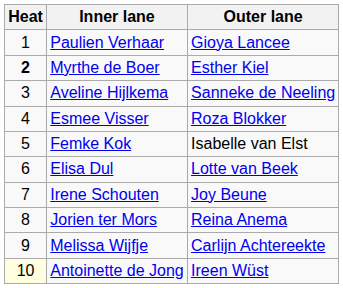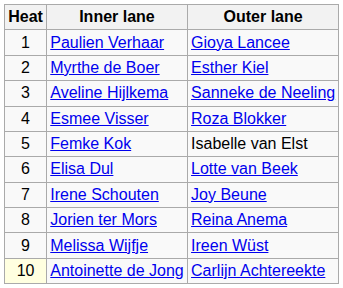(26, 67) bold -> (26, 67) normal
(258, 245) Carlijn Achtereekte -> (230, 245) Ireen Wüst
(230, 270) Ireen Wüst -> (258, 270) Carlijn Achtereekte
